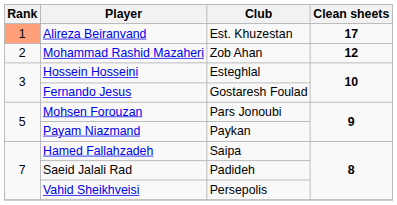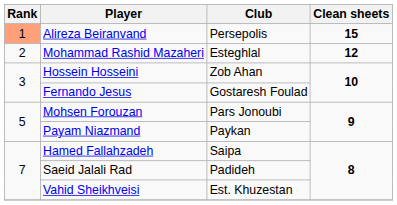(251, 33) Est. Khuzestan -> (238, 33) Persepolis
(351, 33) 17 -> (351, 33) 15
(236, 53) Zob Ahan -> (235, 53) Esteghlal
(235, 72) Esteghlal -> (236, 72) Zob Ahan
(238, 190) Persepolis -> (251, 190) Est. Khuzestan
